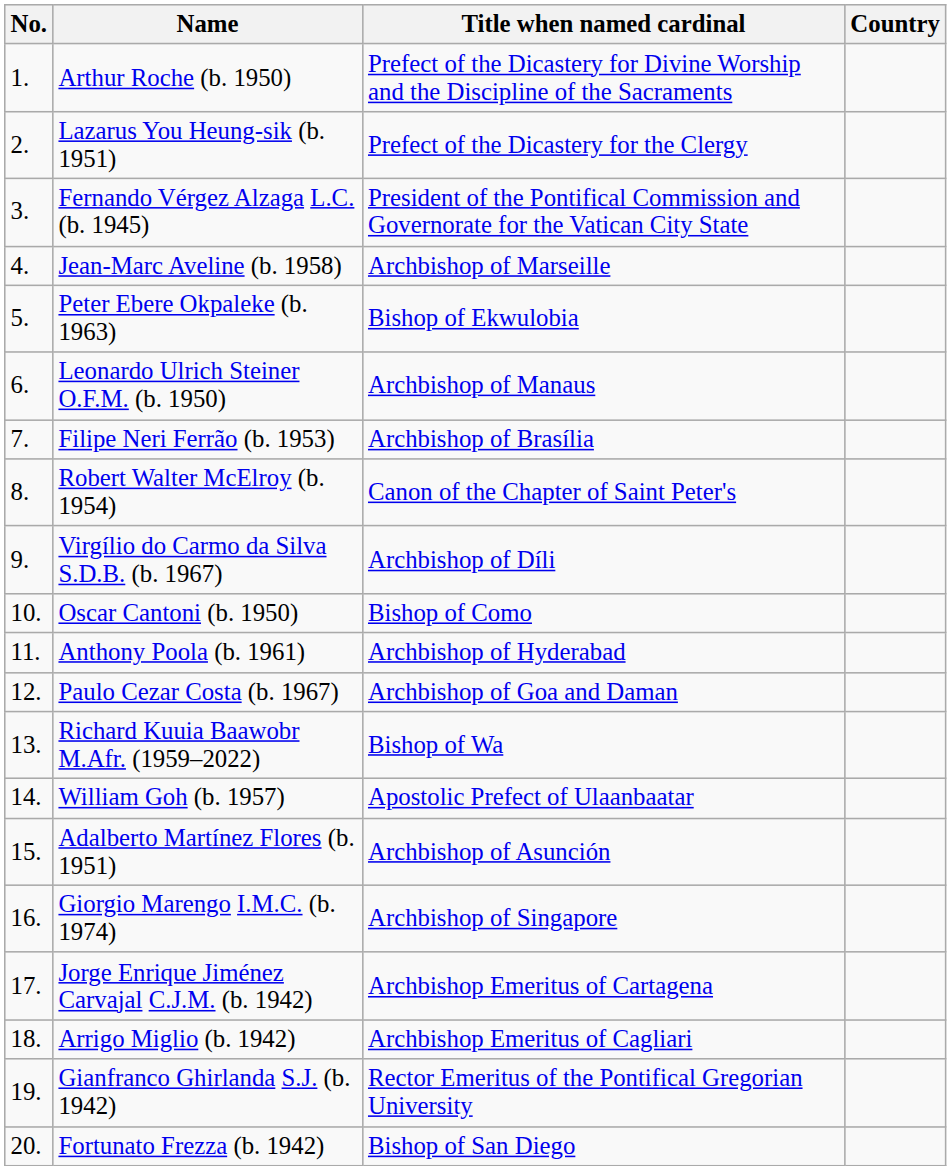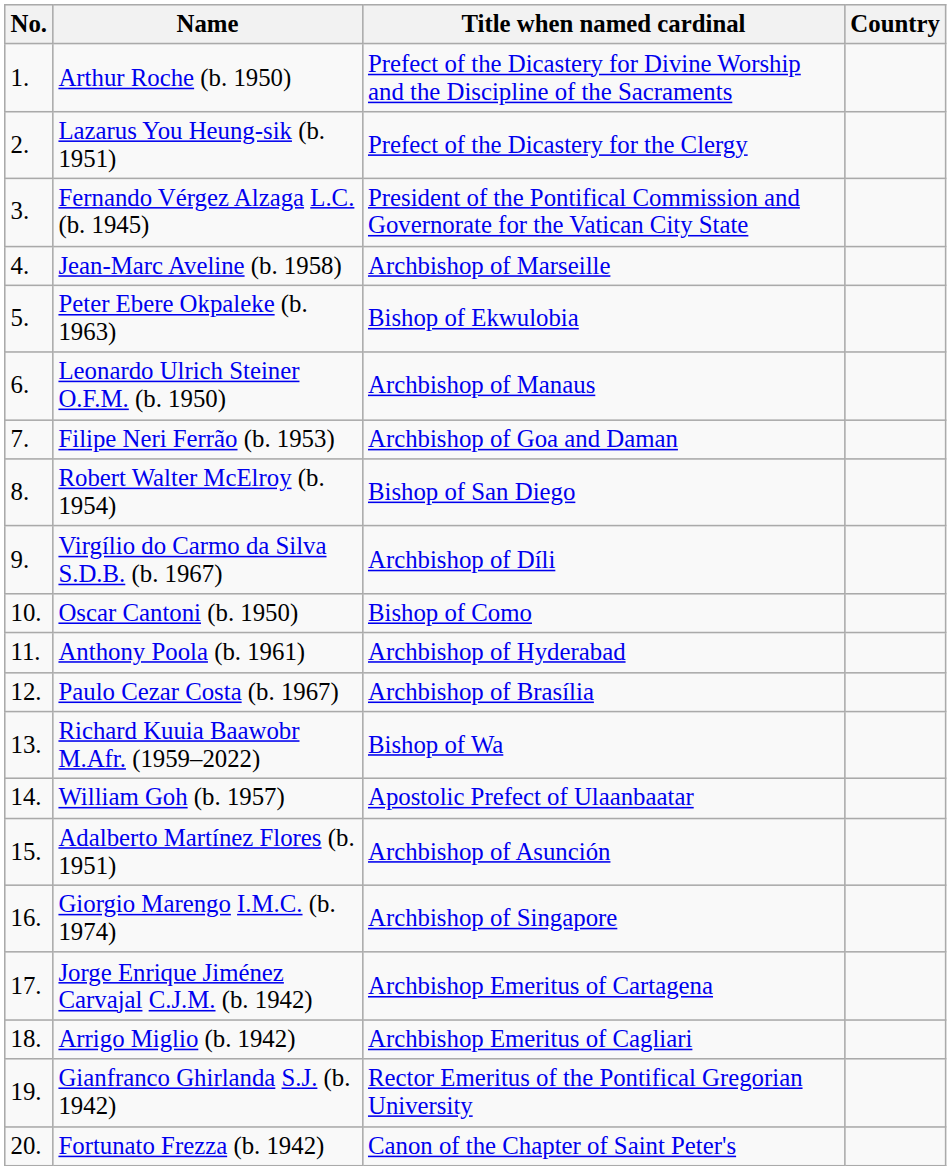(481, 438) Archbishop of Brasília -> (523, 438) Archbishop of Goa and Daman
(552, 492) Canon of the Chapter of Saint Peter's -> (472, 492) Bishop of San Diego
(523, 691) Archbishop of Goa and Daman -> (481, 691) Archbishop of Brasília
(472, 1145) Bishop of San Diego -> (552, 1145) Canon of the Chapter of Saint Peter's
